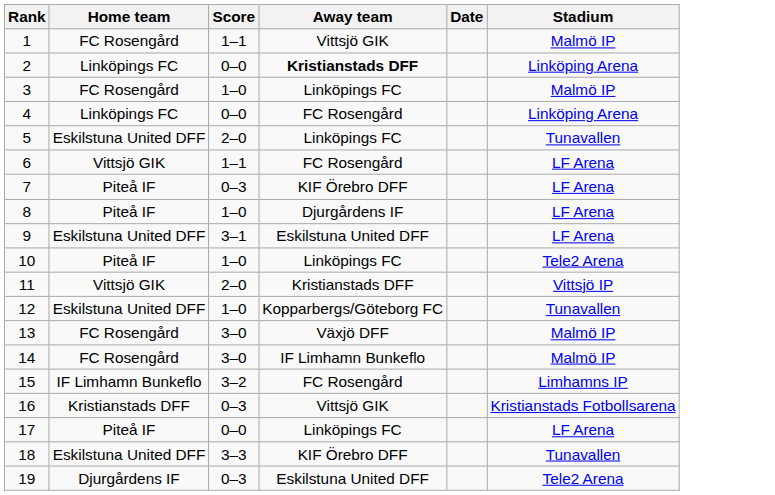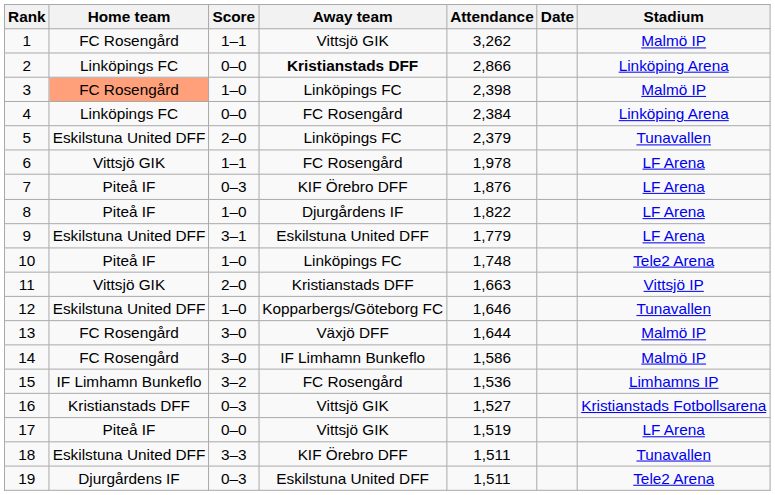+ column: (492, 17)
(129, 90) no background -> (129, 90) lightsalmon background
(353, 430) Linköpings FC -> (353, 430) Vittsjö GIK
